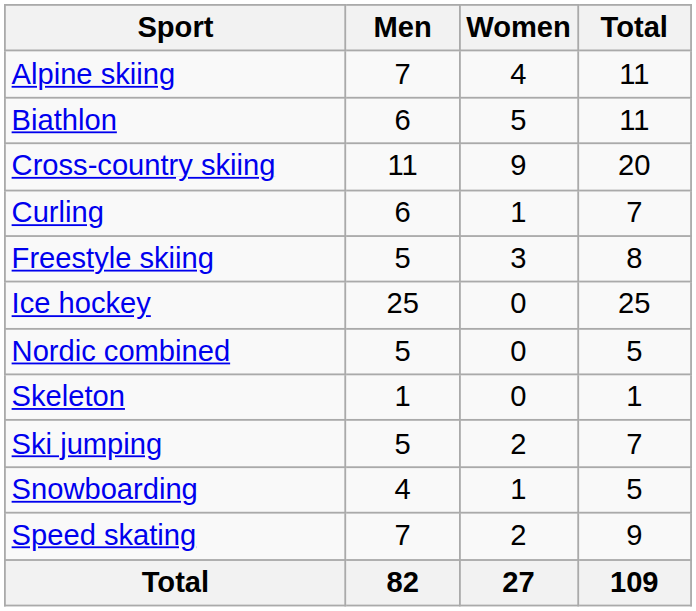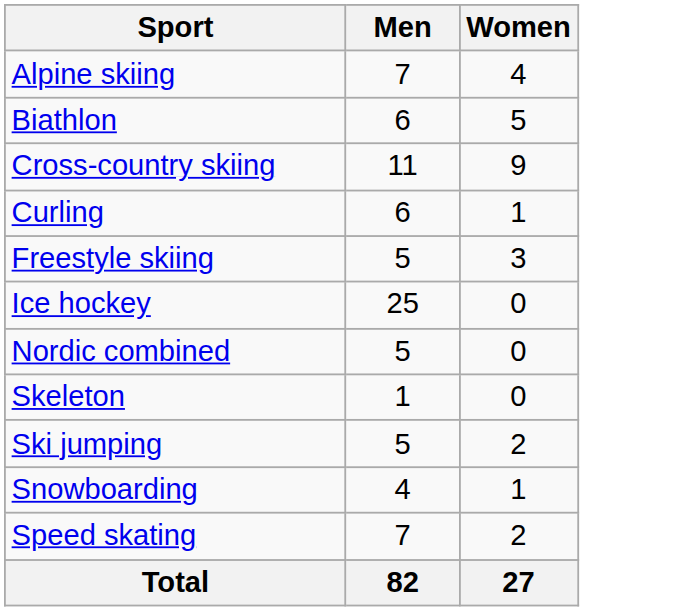- column: (634, 27)
